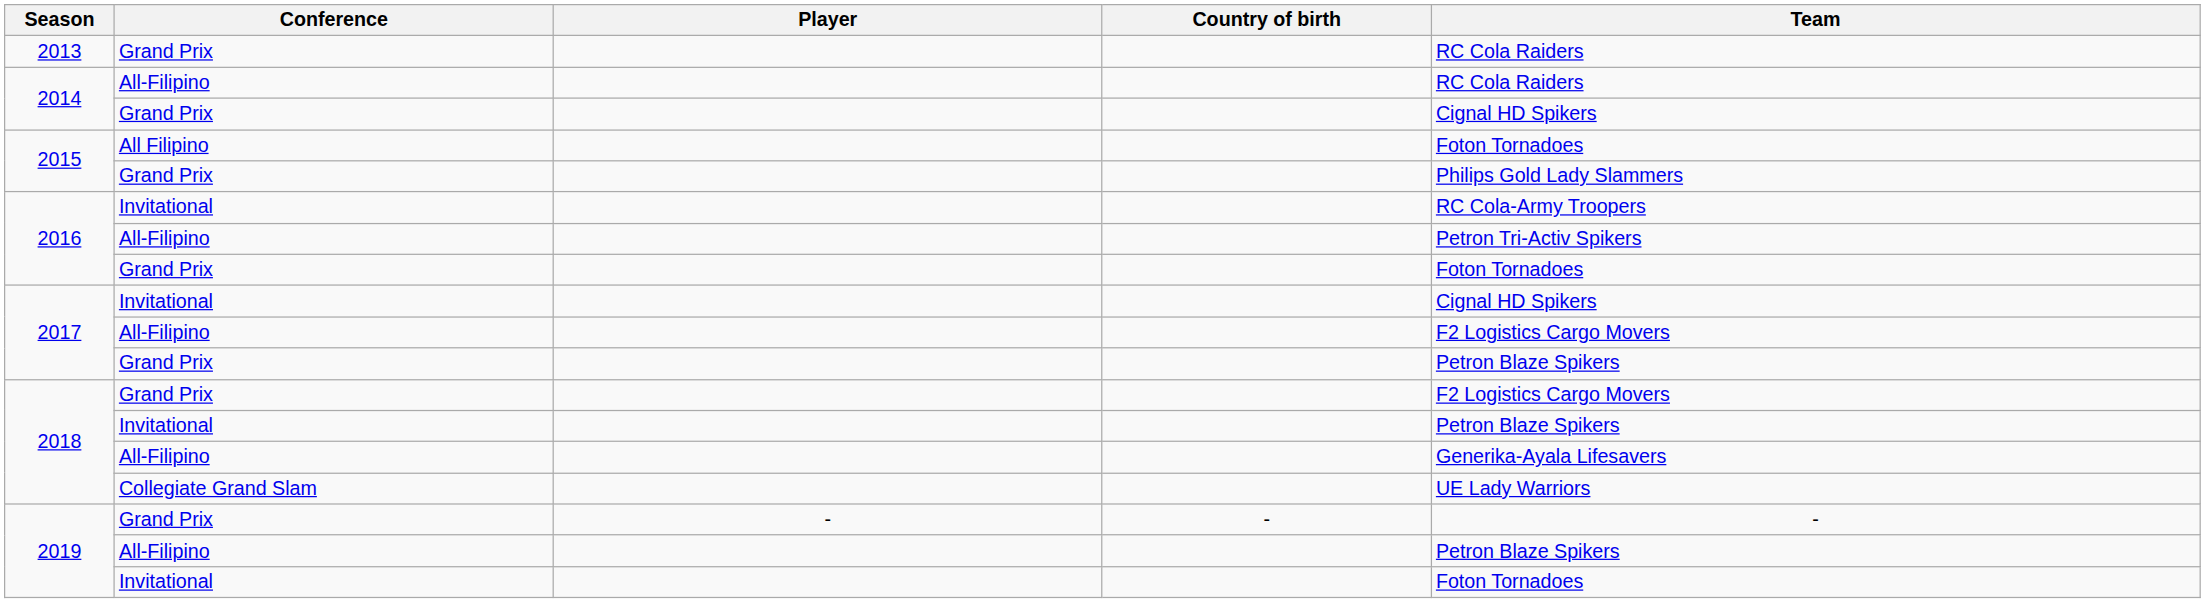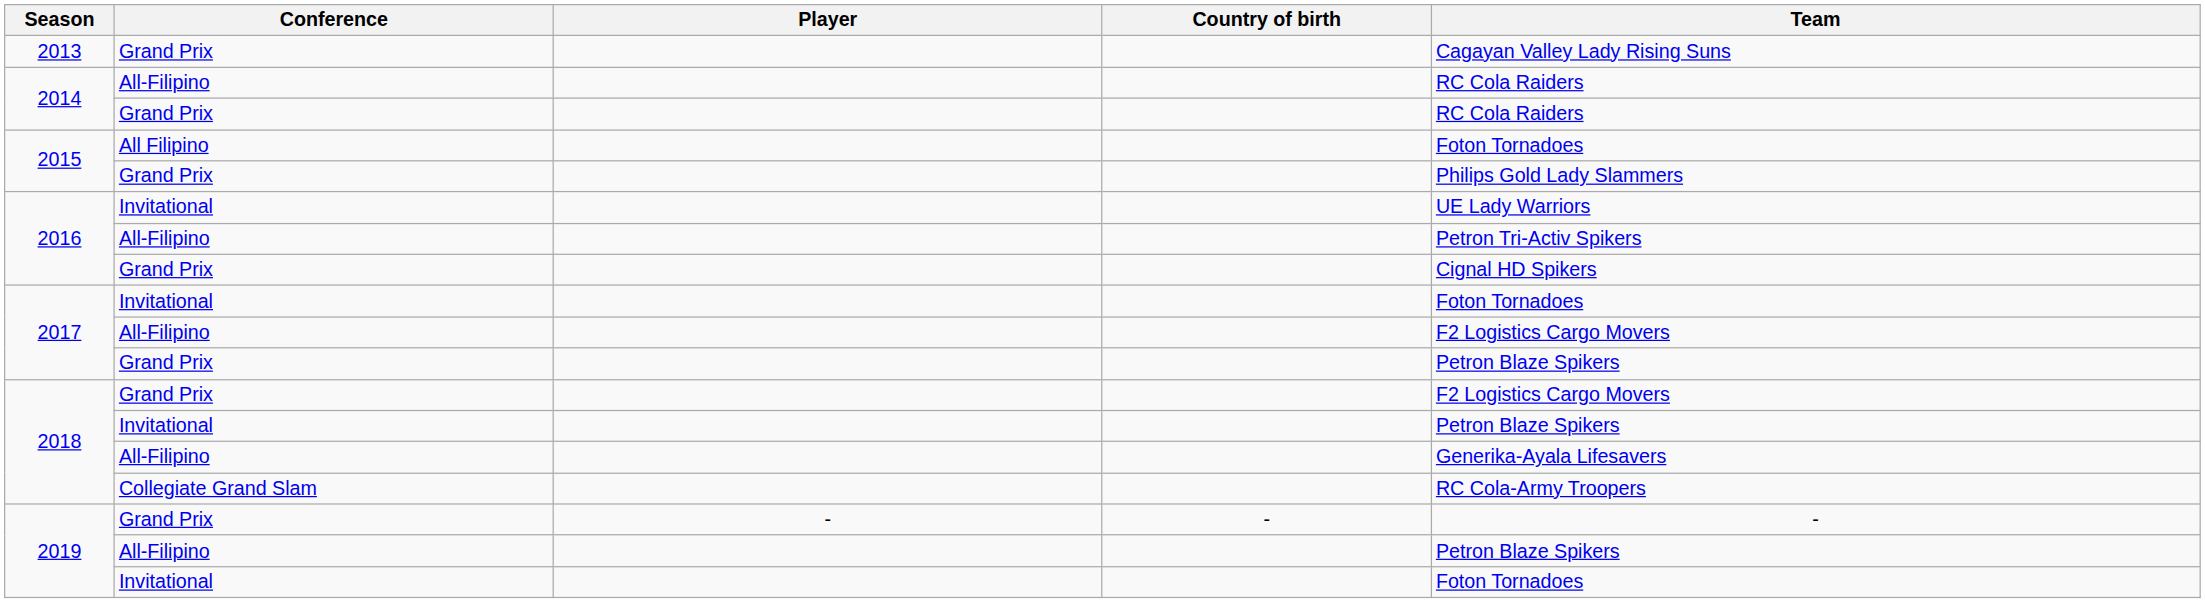(1510, 51) RC Cola Raiders -> (1583, 51) Cagayan Valley Lady Rising Suns
(1516, 113) Cignal HD Spikers -> (1510, 113) RC Cola Raiders
(1541, 207) RC Cola-Army Troopers -> (1513, 207) UE Lady Warriors
(1510, 269) Foton Tornadoes -> (1516, 269) Cignal HD Spikers
(1516, 301) Cignal HD Spikers -> (1510, 301) Foton Tornadoes
(1513, 488) UE Lady Warriors -> (1541, 488) RC Cola-Army Troopers
